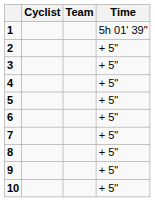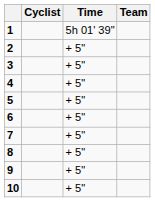columns swapped: (80, 13) <-> (123, 13)
